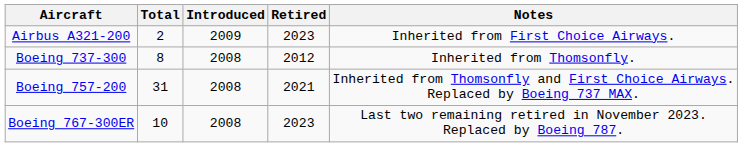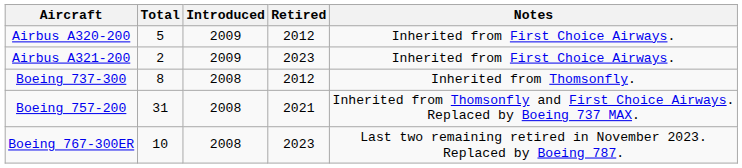+ row: (71, 37)
